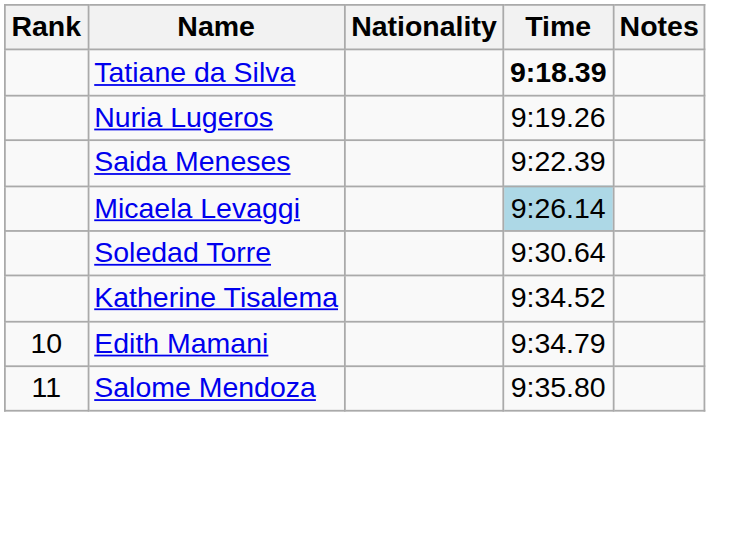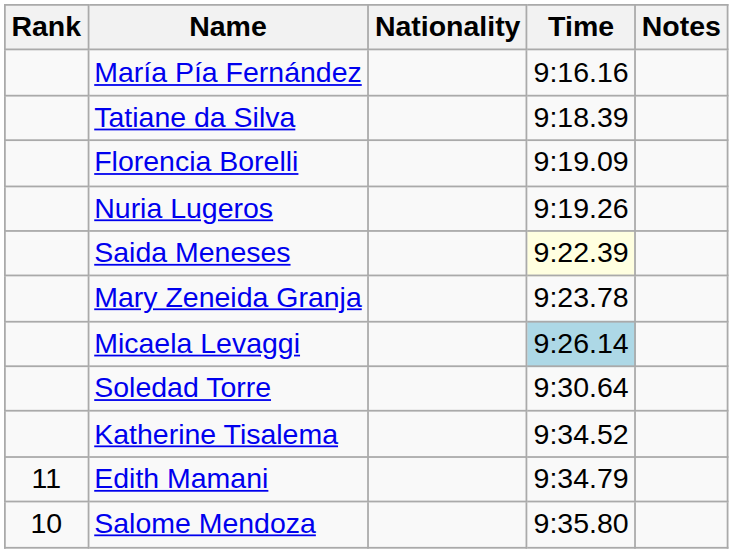+ row: (228, 72)
(558, 72) bold -> (581, 117) normal
+ row: (196, 162)
(558, 162) no background -> (581, 252) lightyellow background
+ row: (228, 298)
(46, 343) 10 -> (46, 478) 11
(46, 388) 11 -> (46, 523) 10
